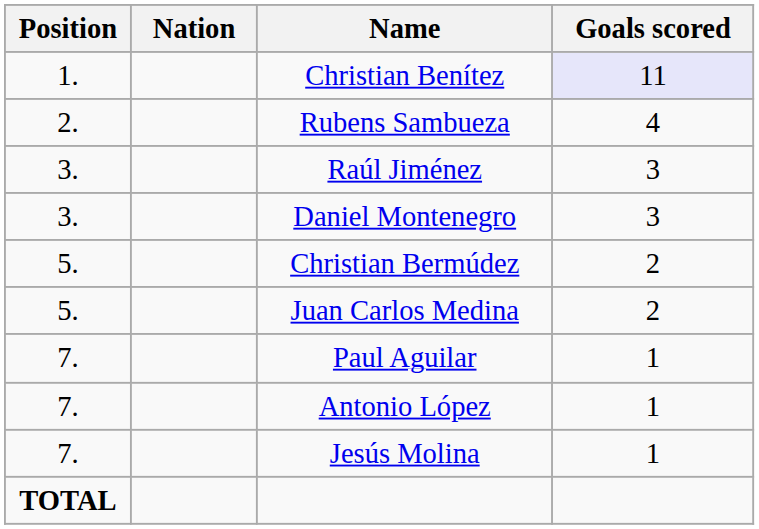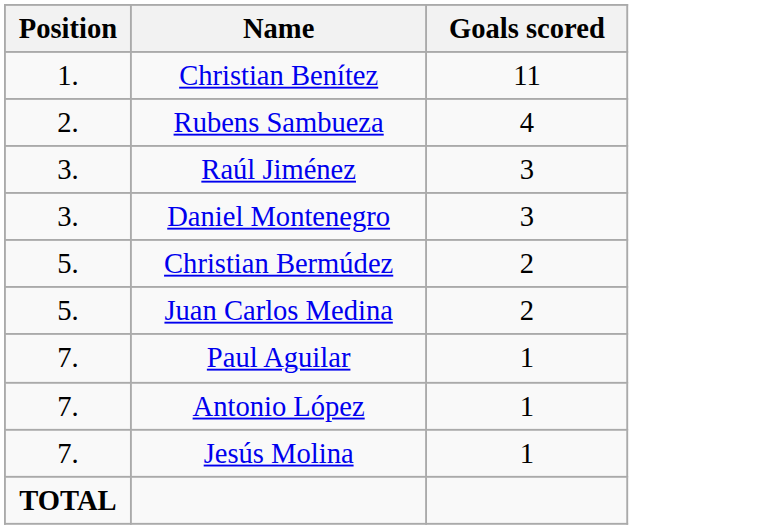- column: (194, 28)
(653, 75) lavender background -> (527, 75) no background
